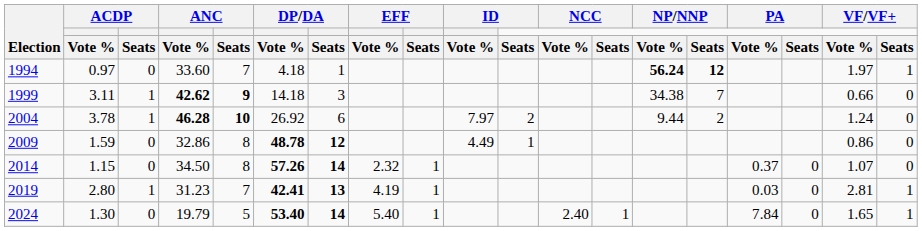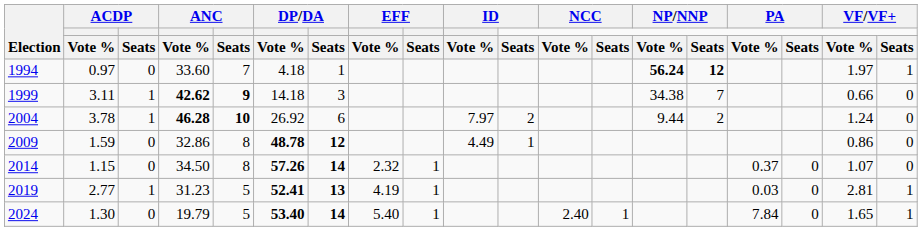(102, 190) 2.80 -> (102, 190) 2.77
(246, 190) 7 -> (246, 190) 5
(288, 190) 42.41 -> (288, 190) 52.41
